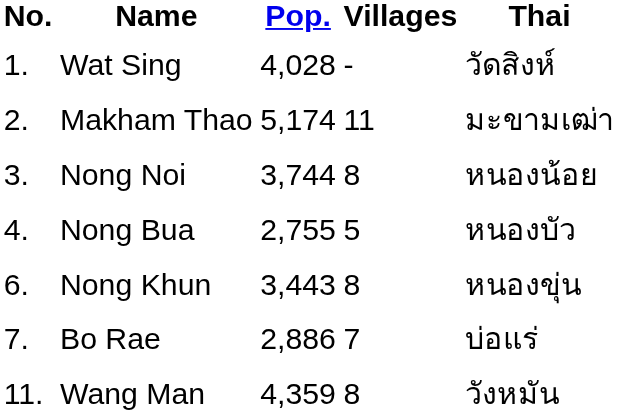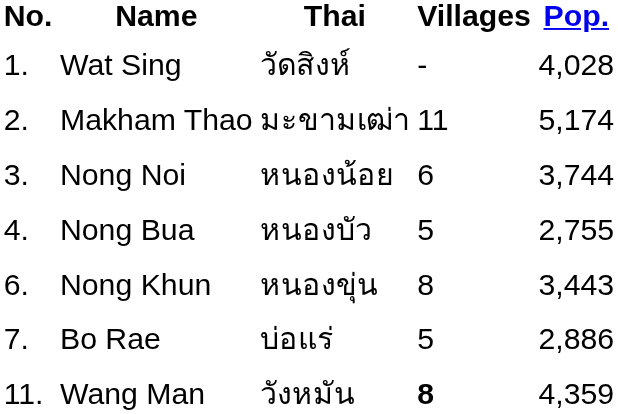columns swapped: (539, 16) <-> (298, 16)
(352, 174) 8 -> (426, 174) 6
(352, 338) 7 -> (426, 338) 5
(352, 393) normal -> (426, 393) bold
